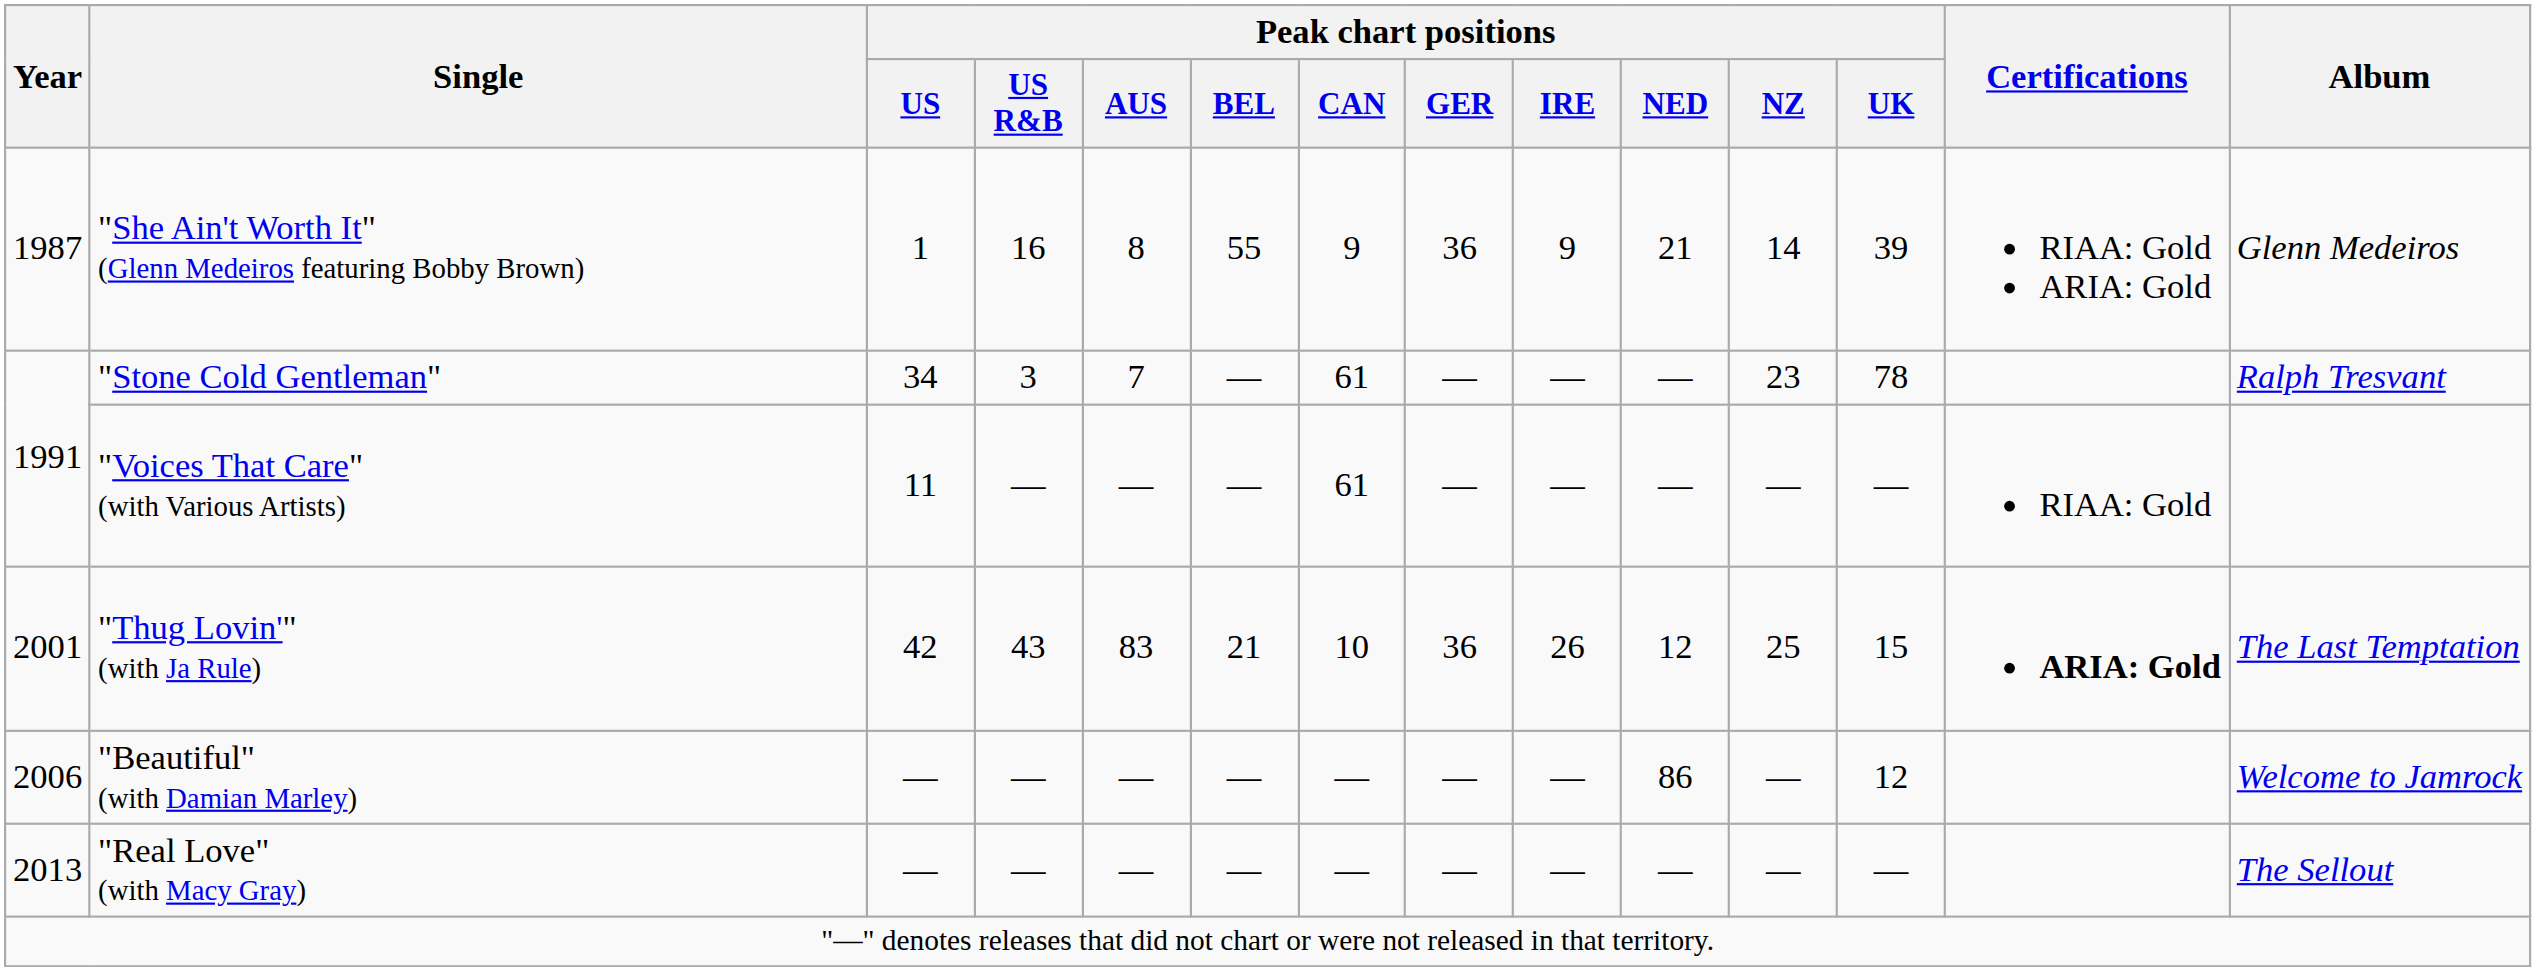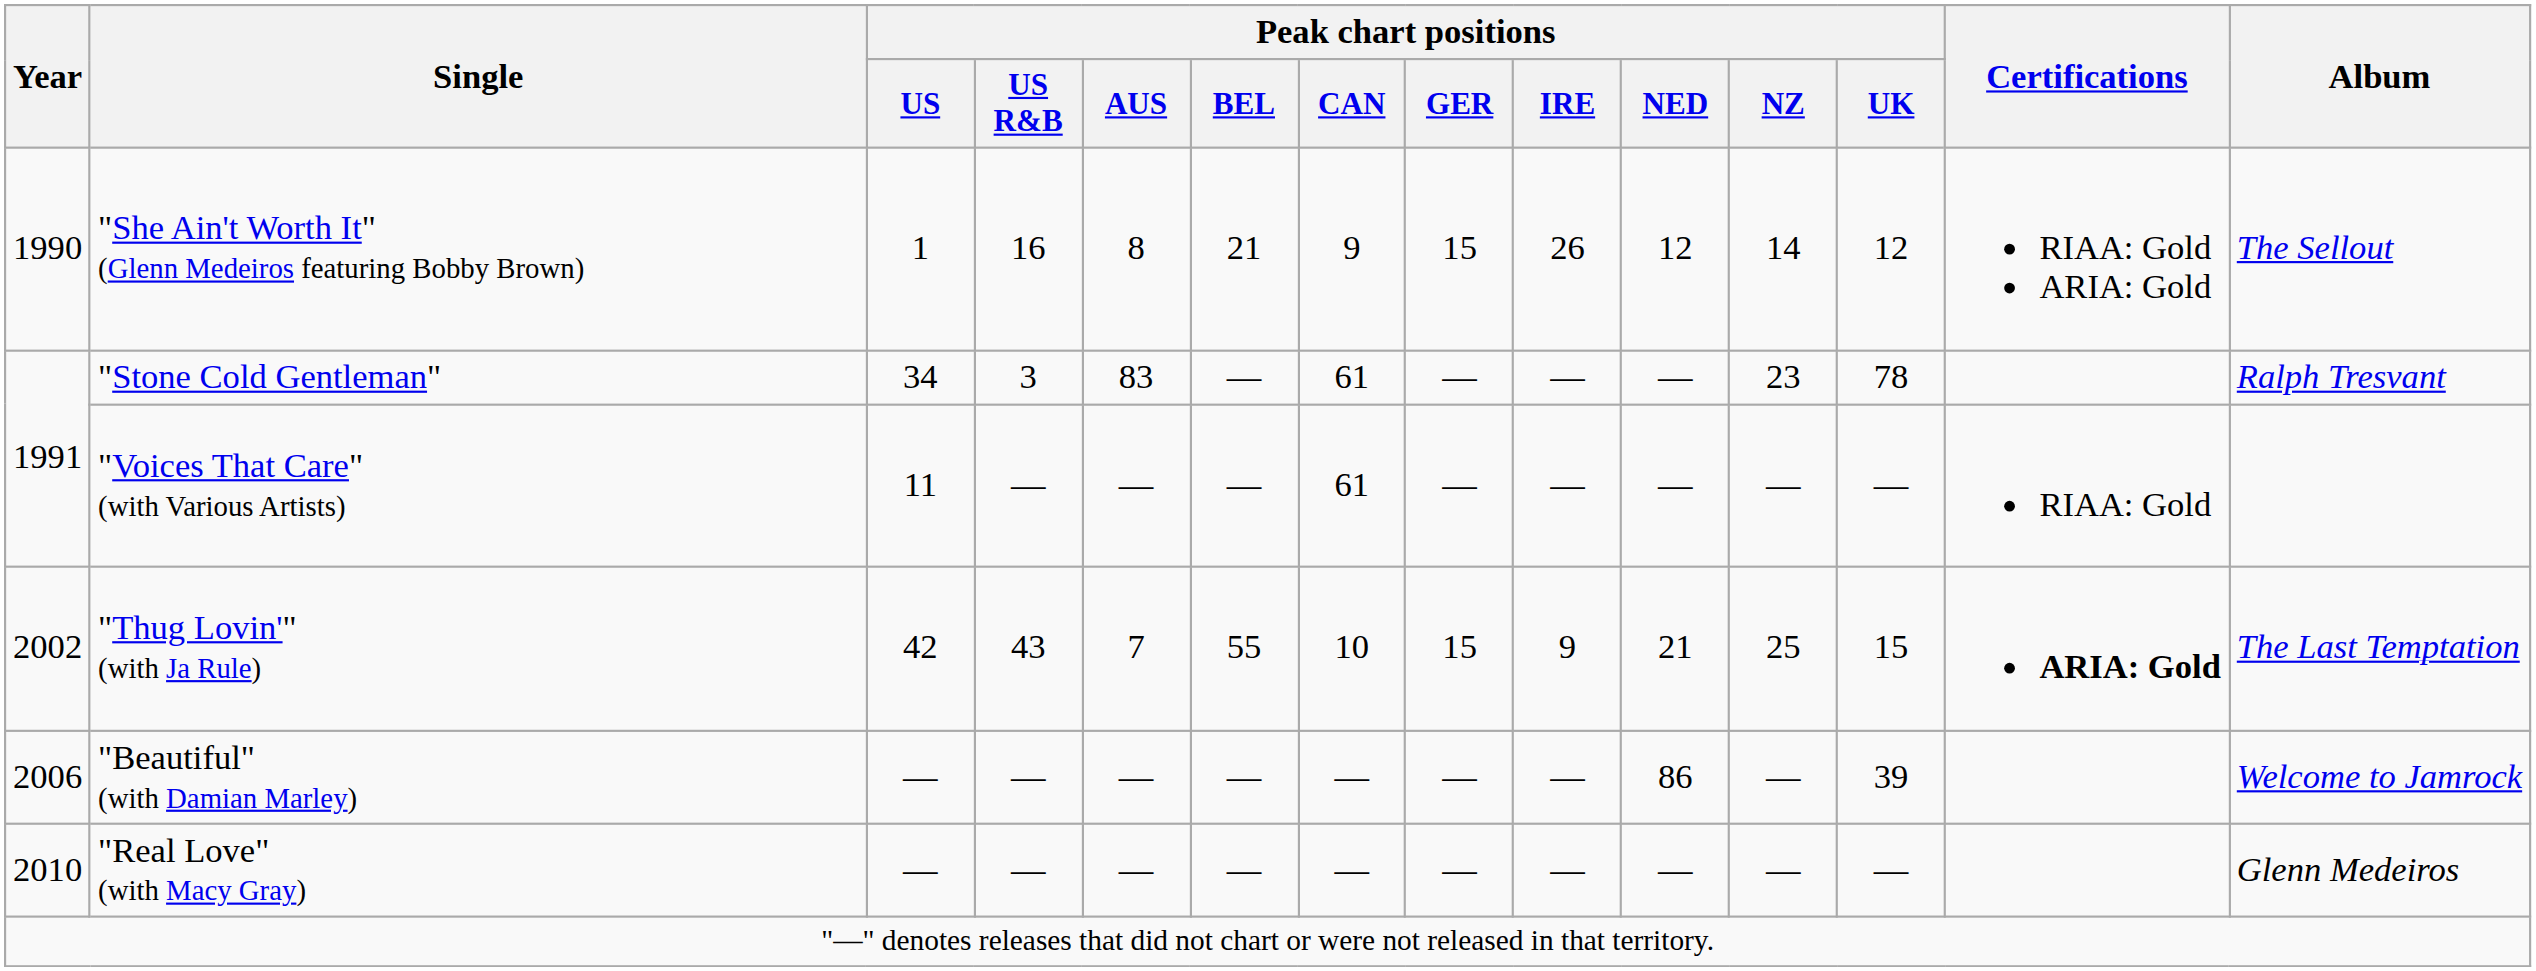(48, 248) 1987 -> (48, 248) 1990
(1244, 248) 55 -> (1244, 248) 21
(1460, 248) 36 -> (1460, 248) 15
(1568, 248) 9 -> (1568, 248) 26
(1675, 248) 21 -> (1675, 248) 12
(1891, 248) 39 -> (1891, 248) 12
(2348, 248) Glenn Medeiros -> (2315, 248) The Sellout
(1136, 376) 7 -> (1136, 376) 83
(48, 648) 2001 -> (48, 648) 2002
(1136, 648) 83 -> (1136, 648) 7
(1244, 648) 21 -> (1244, 648) 55
(1460, 648) 36 -> (1460, 648) 15
(1568, 648) 26 -> (1568, 648) 9
(1675, 648) 12 -> (1675, 648) 21
(1891, 776) 12 -> (1891, 776) 39
(48, 869) 2013 -> (48, 869) 2010
(2315, 869) The Sellout -> (2348, 869) Glenn Medeiros
